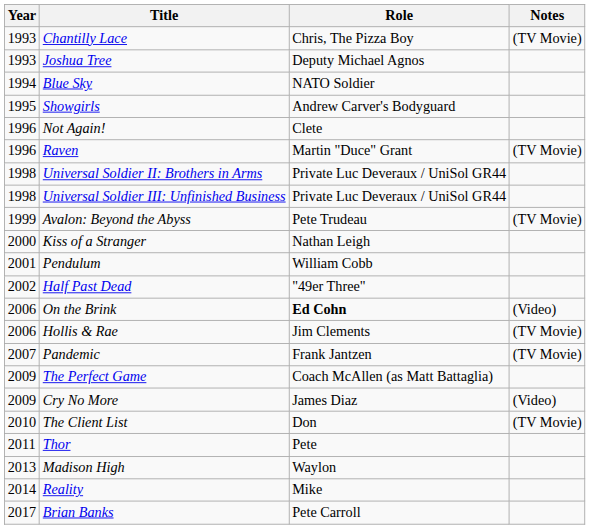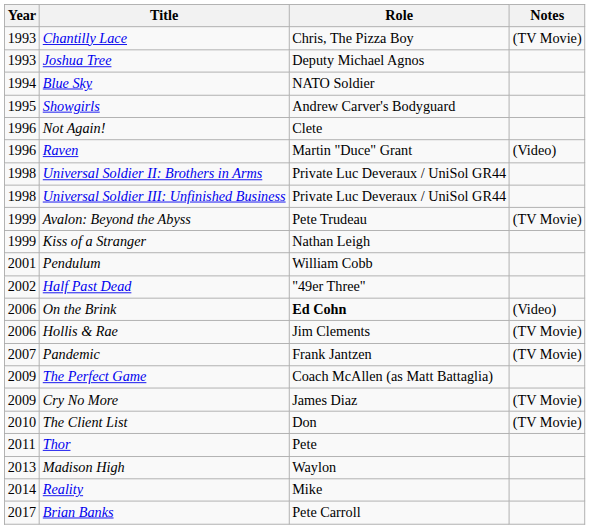(547, 151) (TV Movie) -> (534, 151) (Video)
(22, 241) 2000 -> (22, 241) 1999
(534, 399) (Video) -> (547, 399) (TV Movie)
